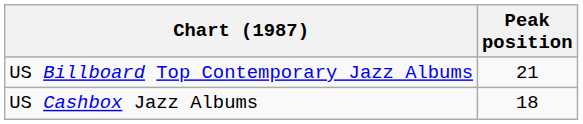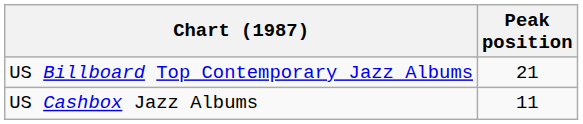(527, 103) 18 -> (527, 103) 11
